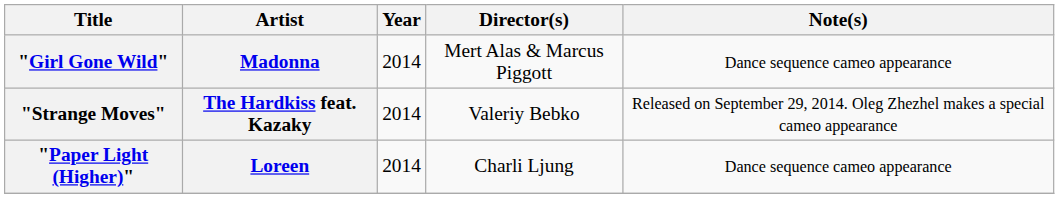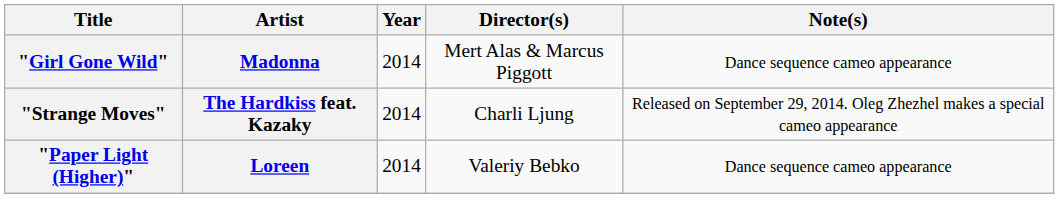(524, 113) Valeriy Bebko -> (524, 113) Charli Ljung
(524, 166) Charli Ljung -> (524, 166) Valeriy Bebko
